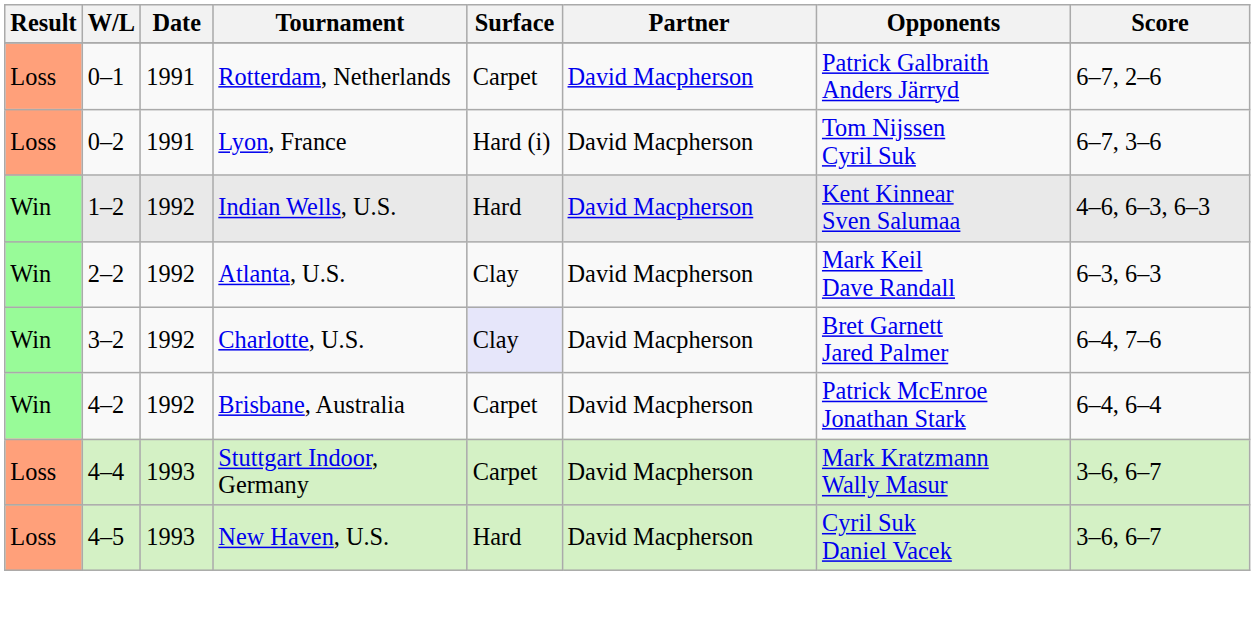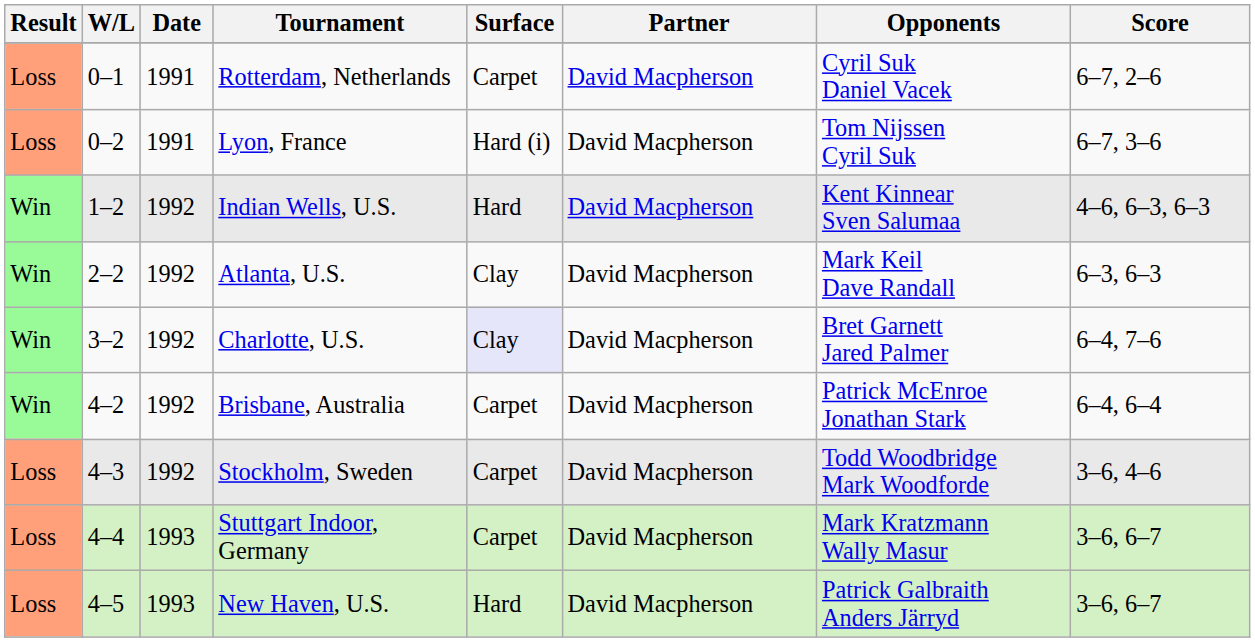(905, 76) Patrick Galbraith Anders Järryd -> (887, 76) Cyril Suk Daniel Vacek
+ row: (316, 471)
(887, 537) Cyril Suk Daniel Vacek -> (905, 603) Patrick Galbraith Anders Järryd
